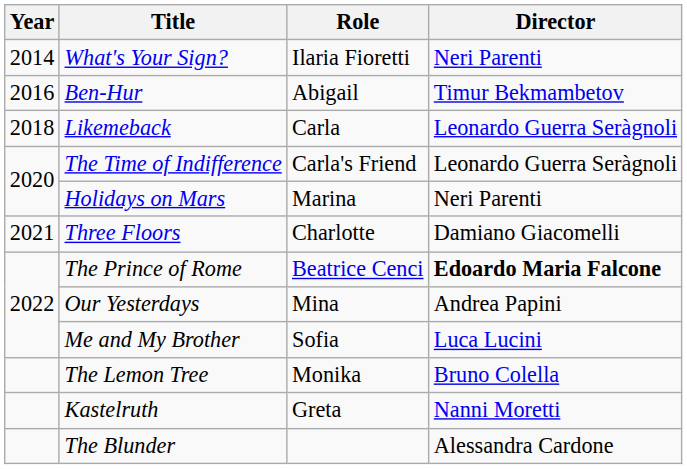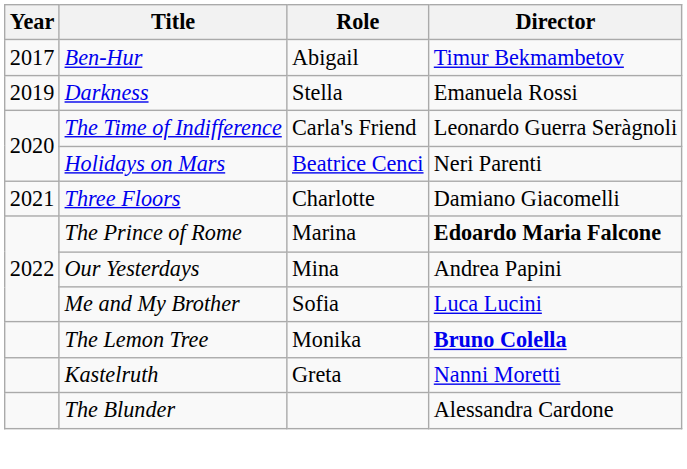- row: (146, 57)
(32, 92) 2016 -> (32, 57) 2017
- row: (118, 127)
+ row: (107, 92)
(324, 198) Marina -> (358, 163) Beatrice Cenci
(358, 269) Beatrice Cenci -> (324, 233) Marina
(496, 374) normal -> (500, 339) bold
